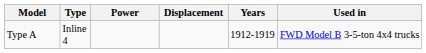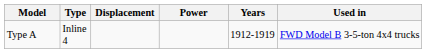columns swapped: (194, 12) <-> (125, 12)
